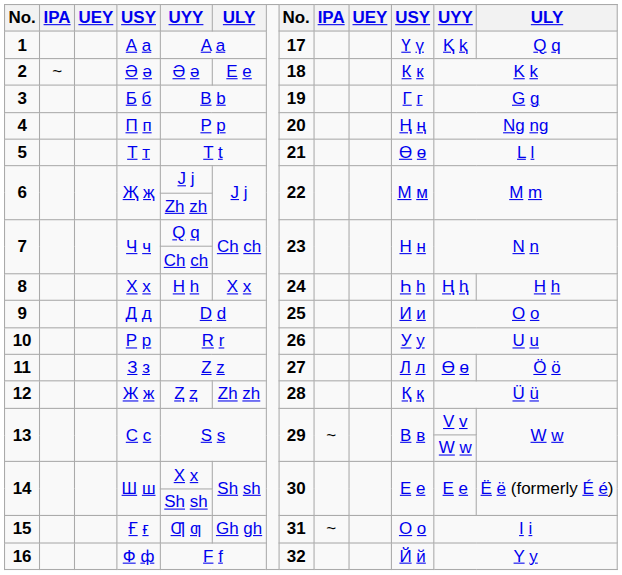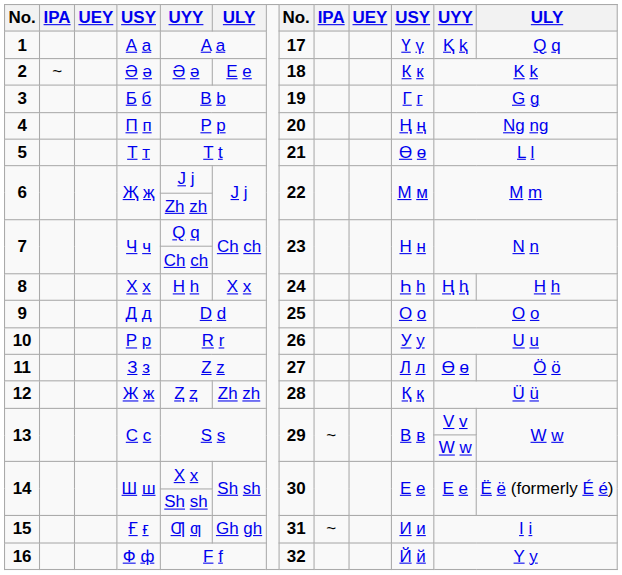(413, 313) И и -> (413, 313) О о
(413, 529) О о -> (413, 529) И и
